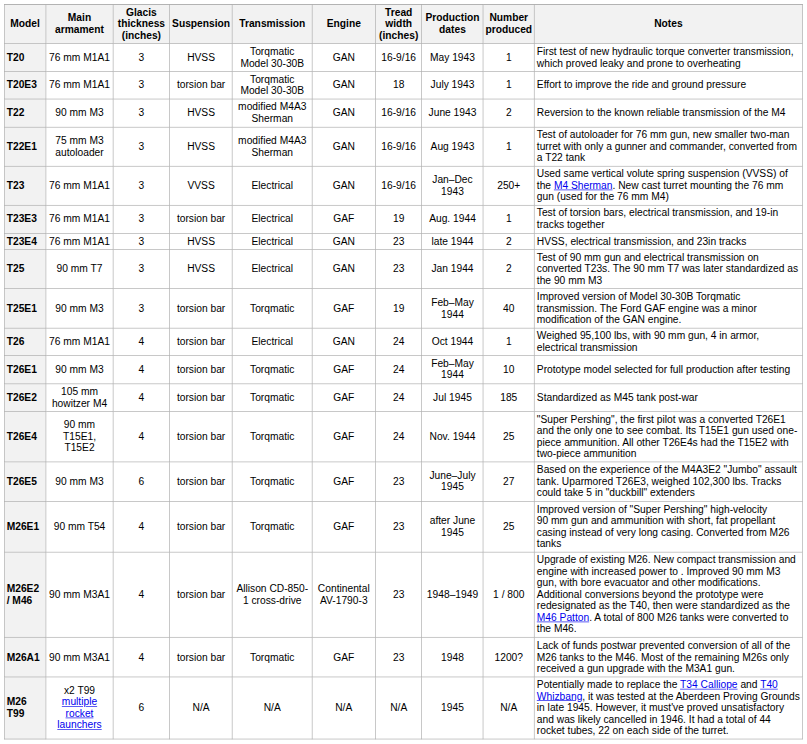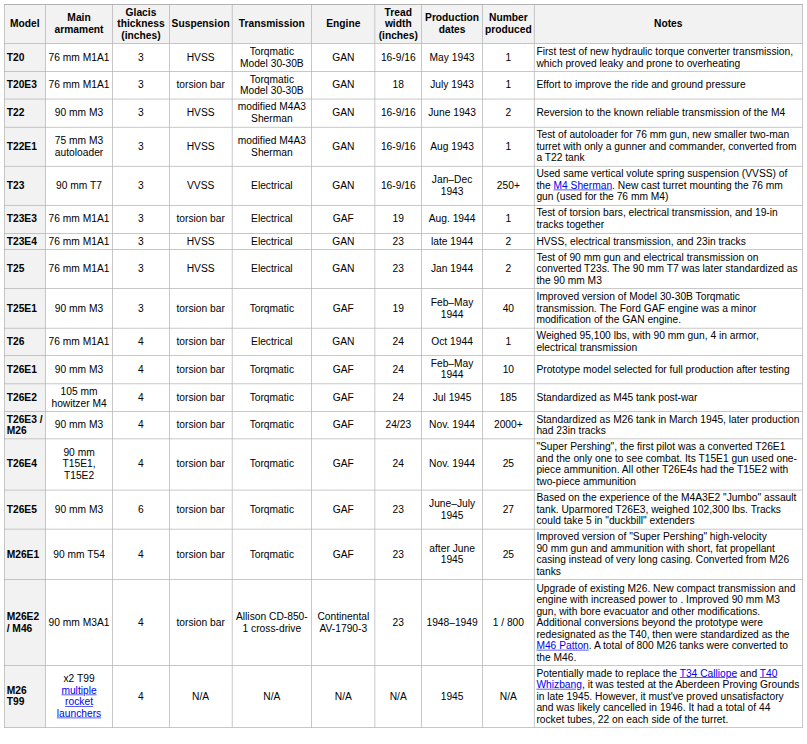(79, 185) 76 mm M1A1 -> (79, 185) 90 mm T7
(79, 269) 90 mm T7 -> (79, 269) 76 mm M1A1
+ row: (25, 425)
- row: (23, 657)
(141, 708) 6 -> (141, 696) 4
